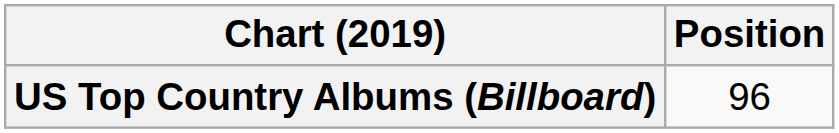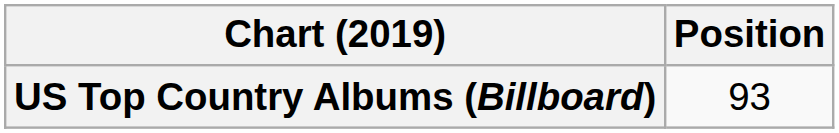(750, 95) 96 -> (750, 95) 93
